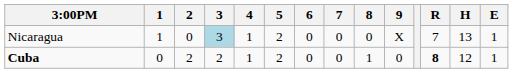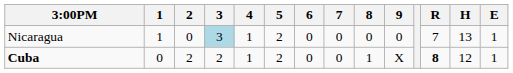(399, 36) X -> (399, 36) 0
(399, 57) 0 -> (399, 57) X
